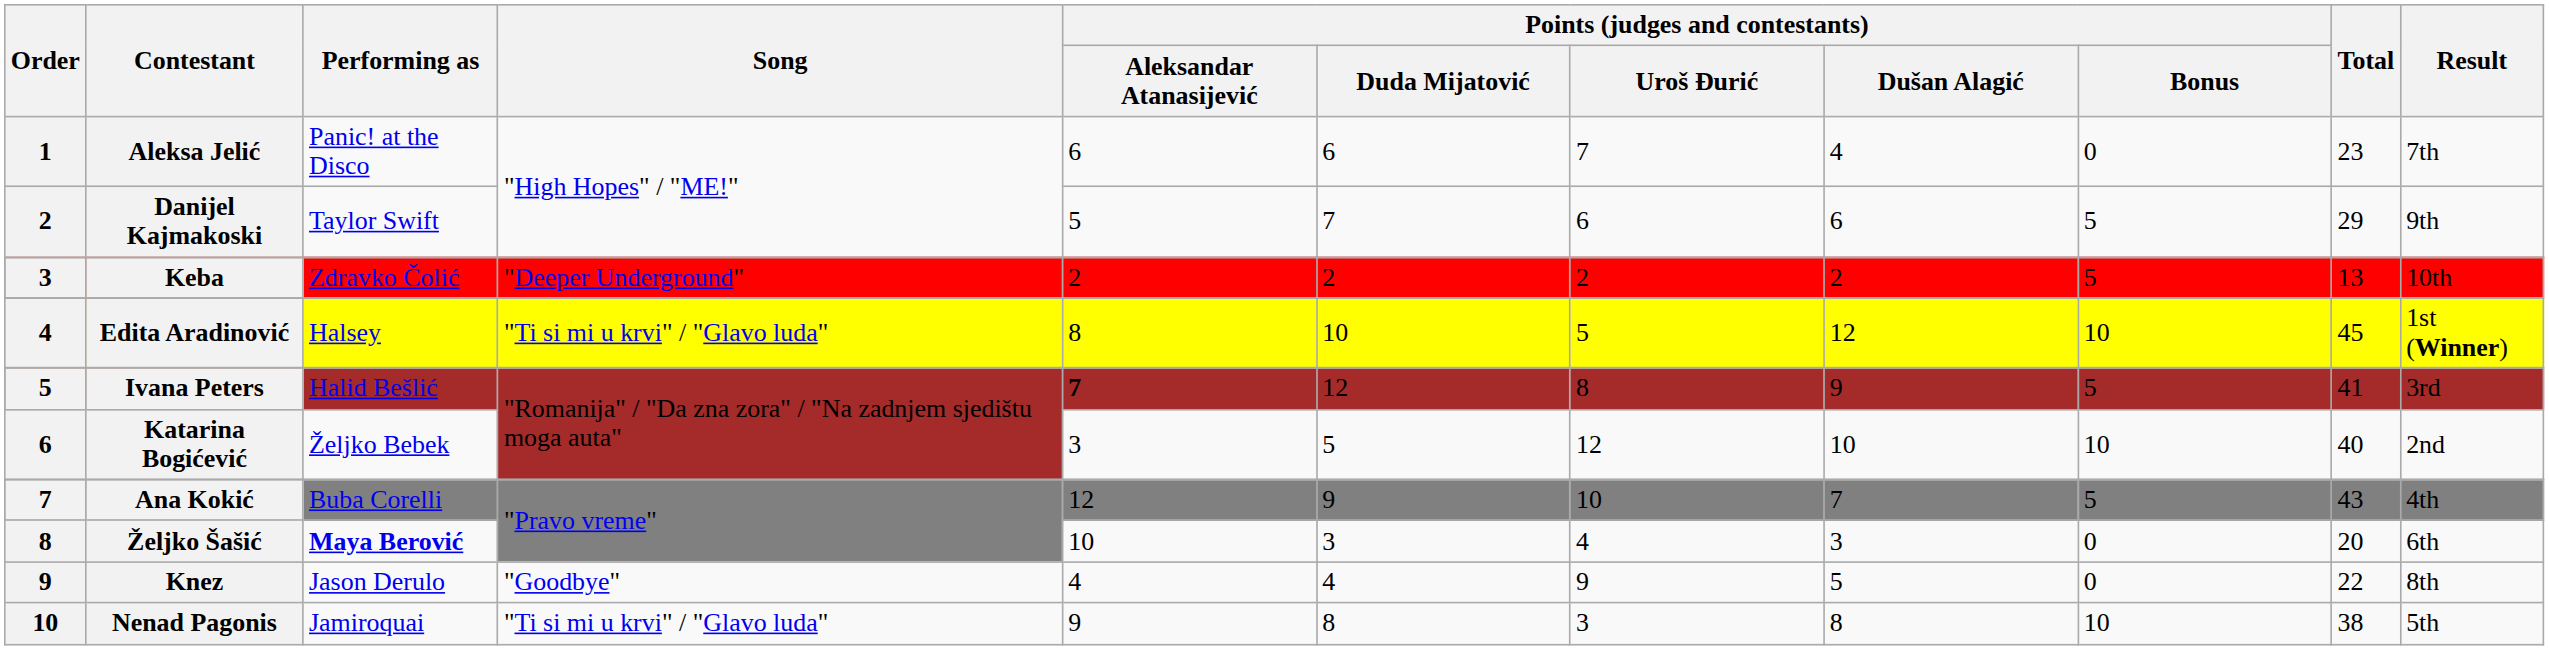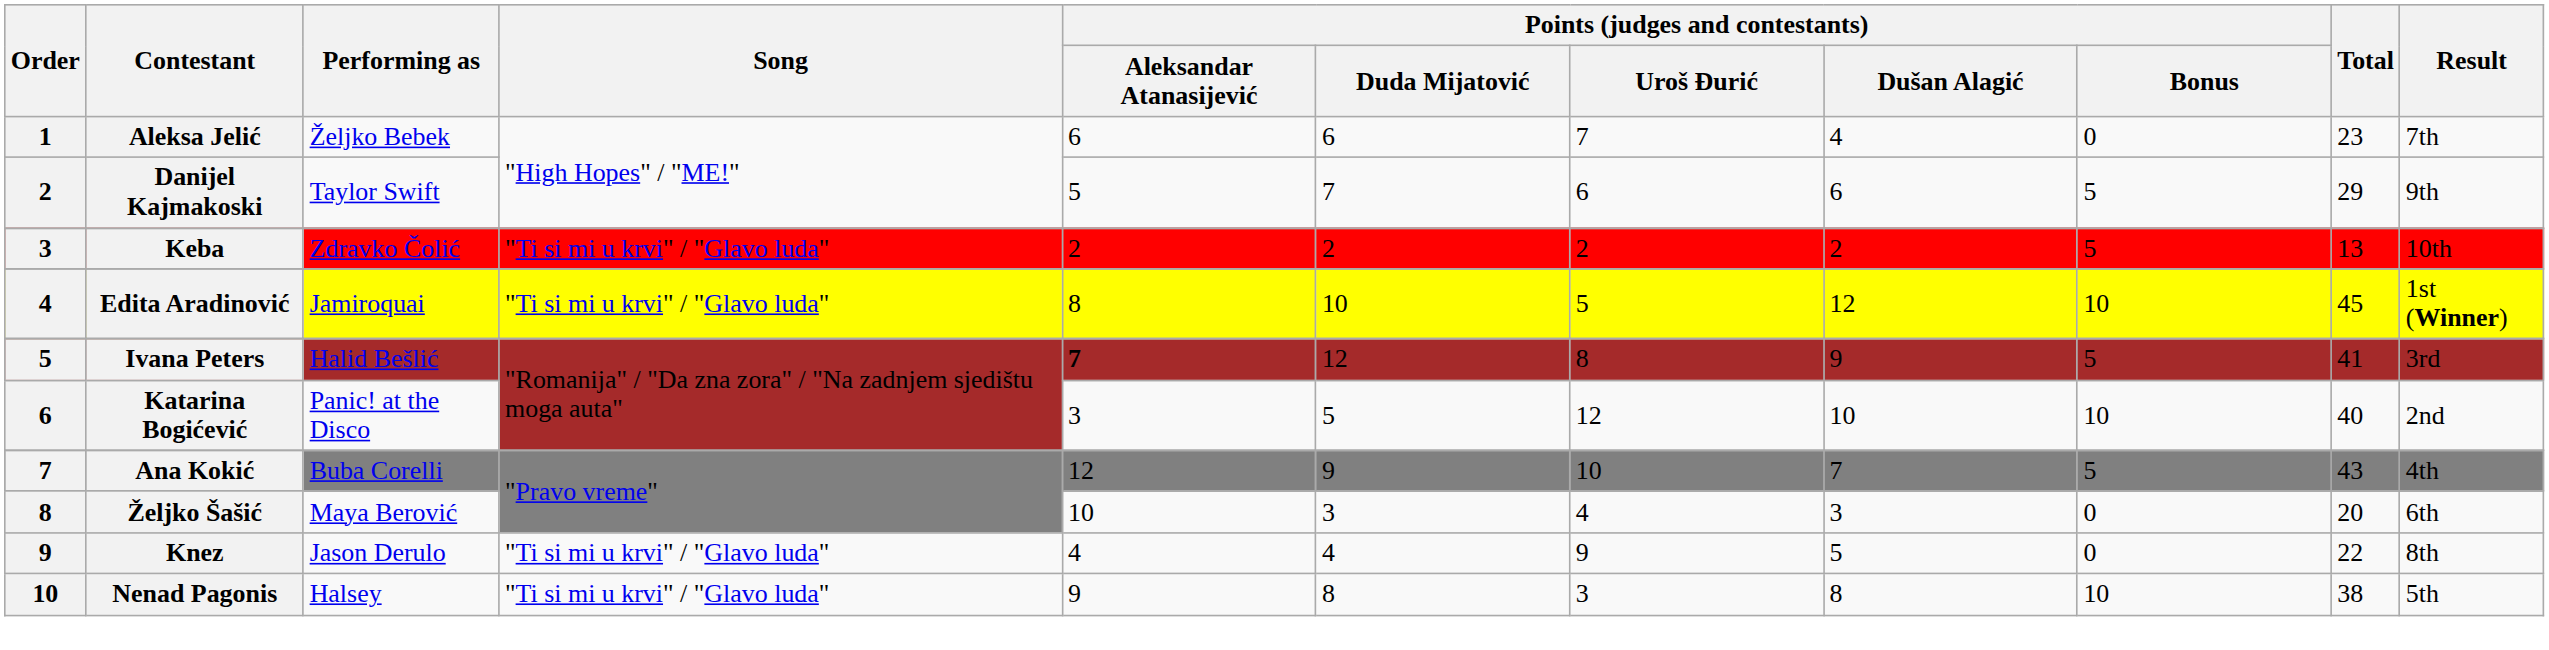(374, 151) Panic! at the Disco -> (380, 136) Željko Bebek
(624, 276) "Deeper Underground" -> (667, 247) "Ti si mi u krvi" / "Glavo luda"
(345, 332) Halsey -> (367, 303) Jamiroquai
(379, 444) Željko Bebek -> (374, 414) Panic! at the Disco
(386, 540) bold -> (383, 511) normal
(562, 581) "Goodbye" -> (667, 552) "Ti si mi u krvi" / "Glavo luda"
(367, 623) Jamiroquai -> (346, 593) Halsey
